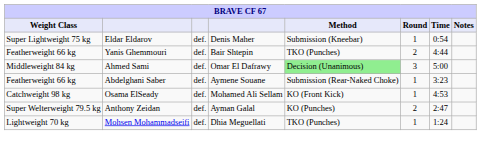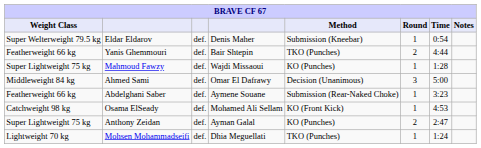(48, 39) Super Lightweight 75 kg -> (54, 39) Super Welterweight 79.5 kg
+ row: (134, 66)
(325, 66) lightgreen background -> (325, 80) no background
(54, 108) Super Welterweight 79.5 kg -> (48, 122) Super Lightweight 75 kg
